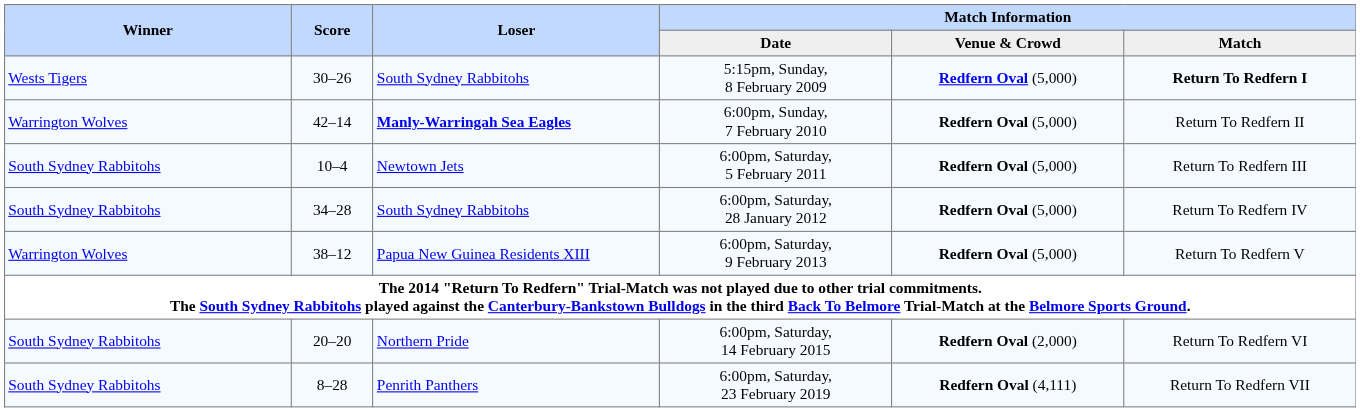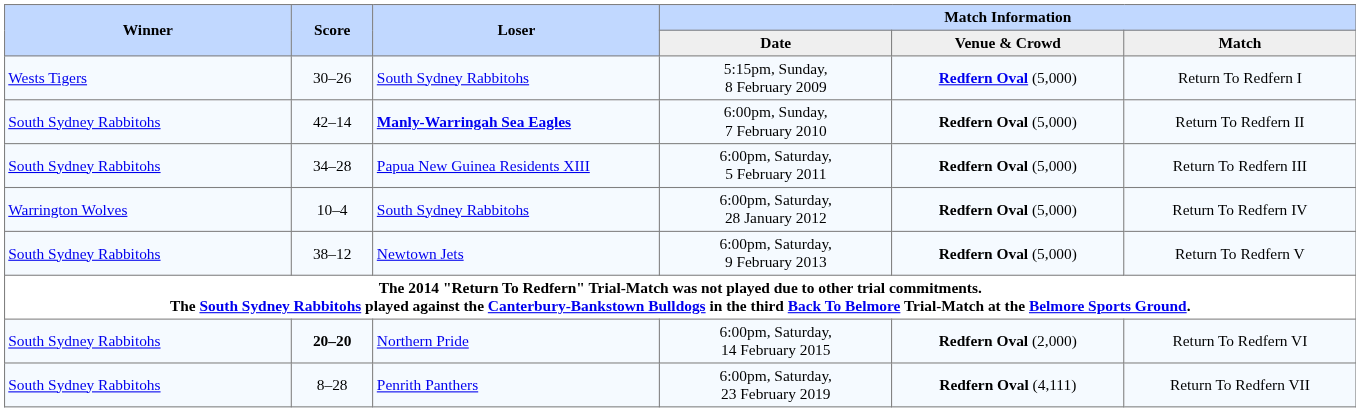(1240, 77) bold -> (1240, 77) normal
(68, 121) Warrington Wolves -> (84, 121) South Sydney Rabbitohs
(332, 165) 10–4 -> (332, 165) 34–28
(420, 165) Newtown Jets -> (483, 165) Papua New Guinea Residents XIII
(84, 209) South Sydney Rabbitohs -> (68, 209) Warrington Wolves
(332, 209) 34–28 -> (332, 209) 10–4
(68, 253) Warrington Wolves -> (84, 253) South Sydney Rabbitohs
(483, 253) Papua New Guinea Residents XIII -> (420, 253) Newtown Jets
(332, 341) normal -> (332, 341) bold
